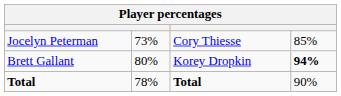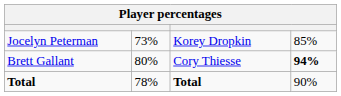(207, 40) Cory Thiesse -> (212, 40) Korey Dropkin
(212, 61) Korey Dropkin -> (207, 61) Cory Thiesse
